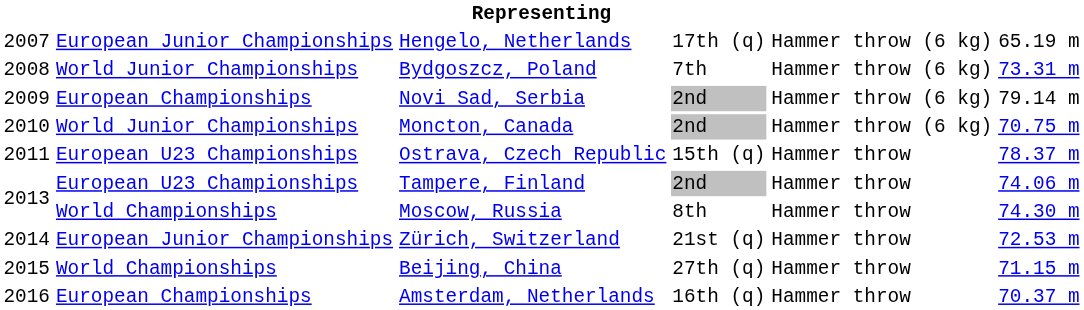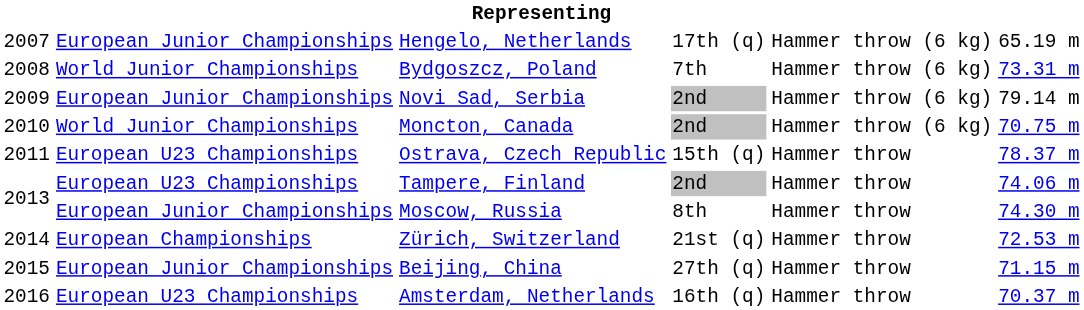(184, 99) European Championships -> (225, 99) European Junior Championships
(166, 212) World Championships -> (225, 212) European Junior Championships
(225, 240) European Junior Championships -> (184, 240) European Championships
(166, 268) World Championships -> (225, 268) European Junior Championships
(184, 297) European Championships -> (207, 297) European U23 Championships
